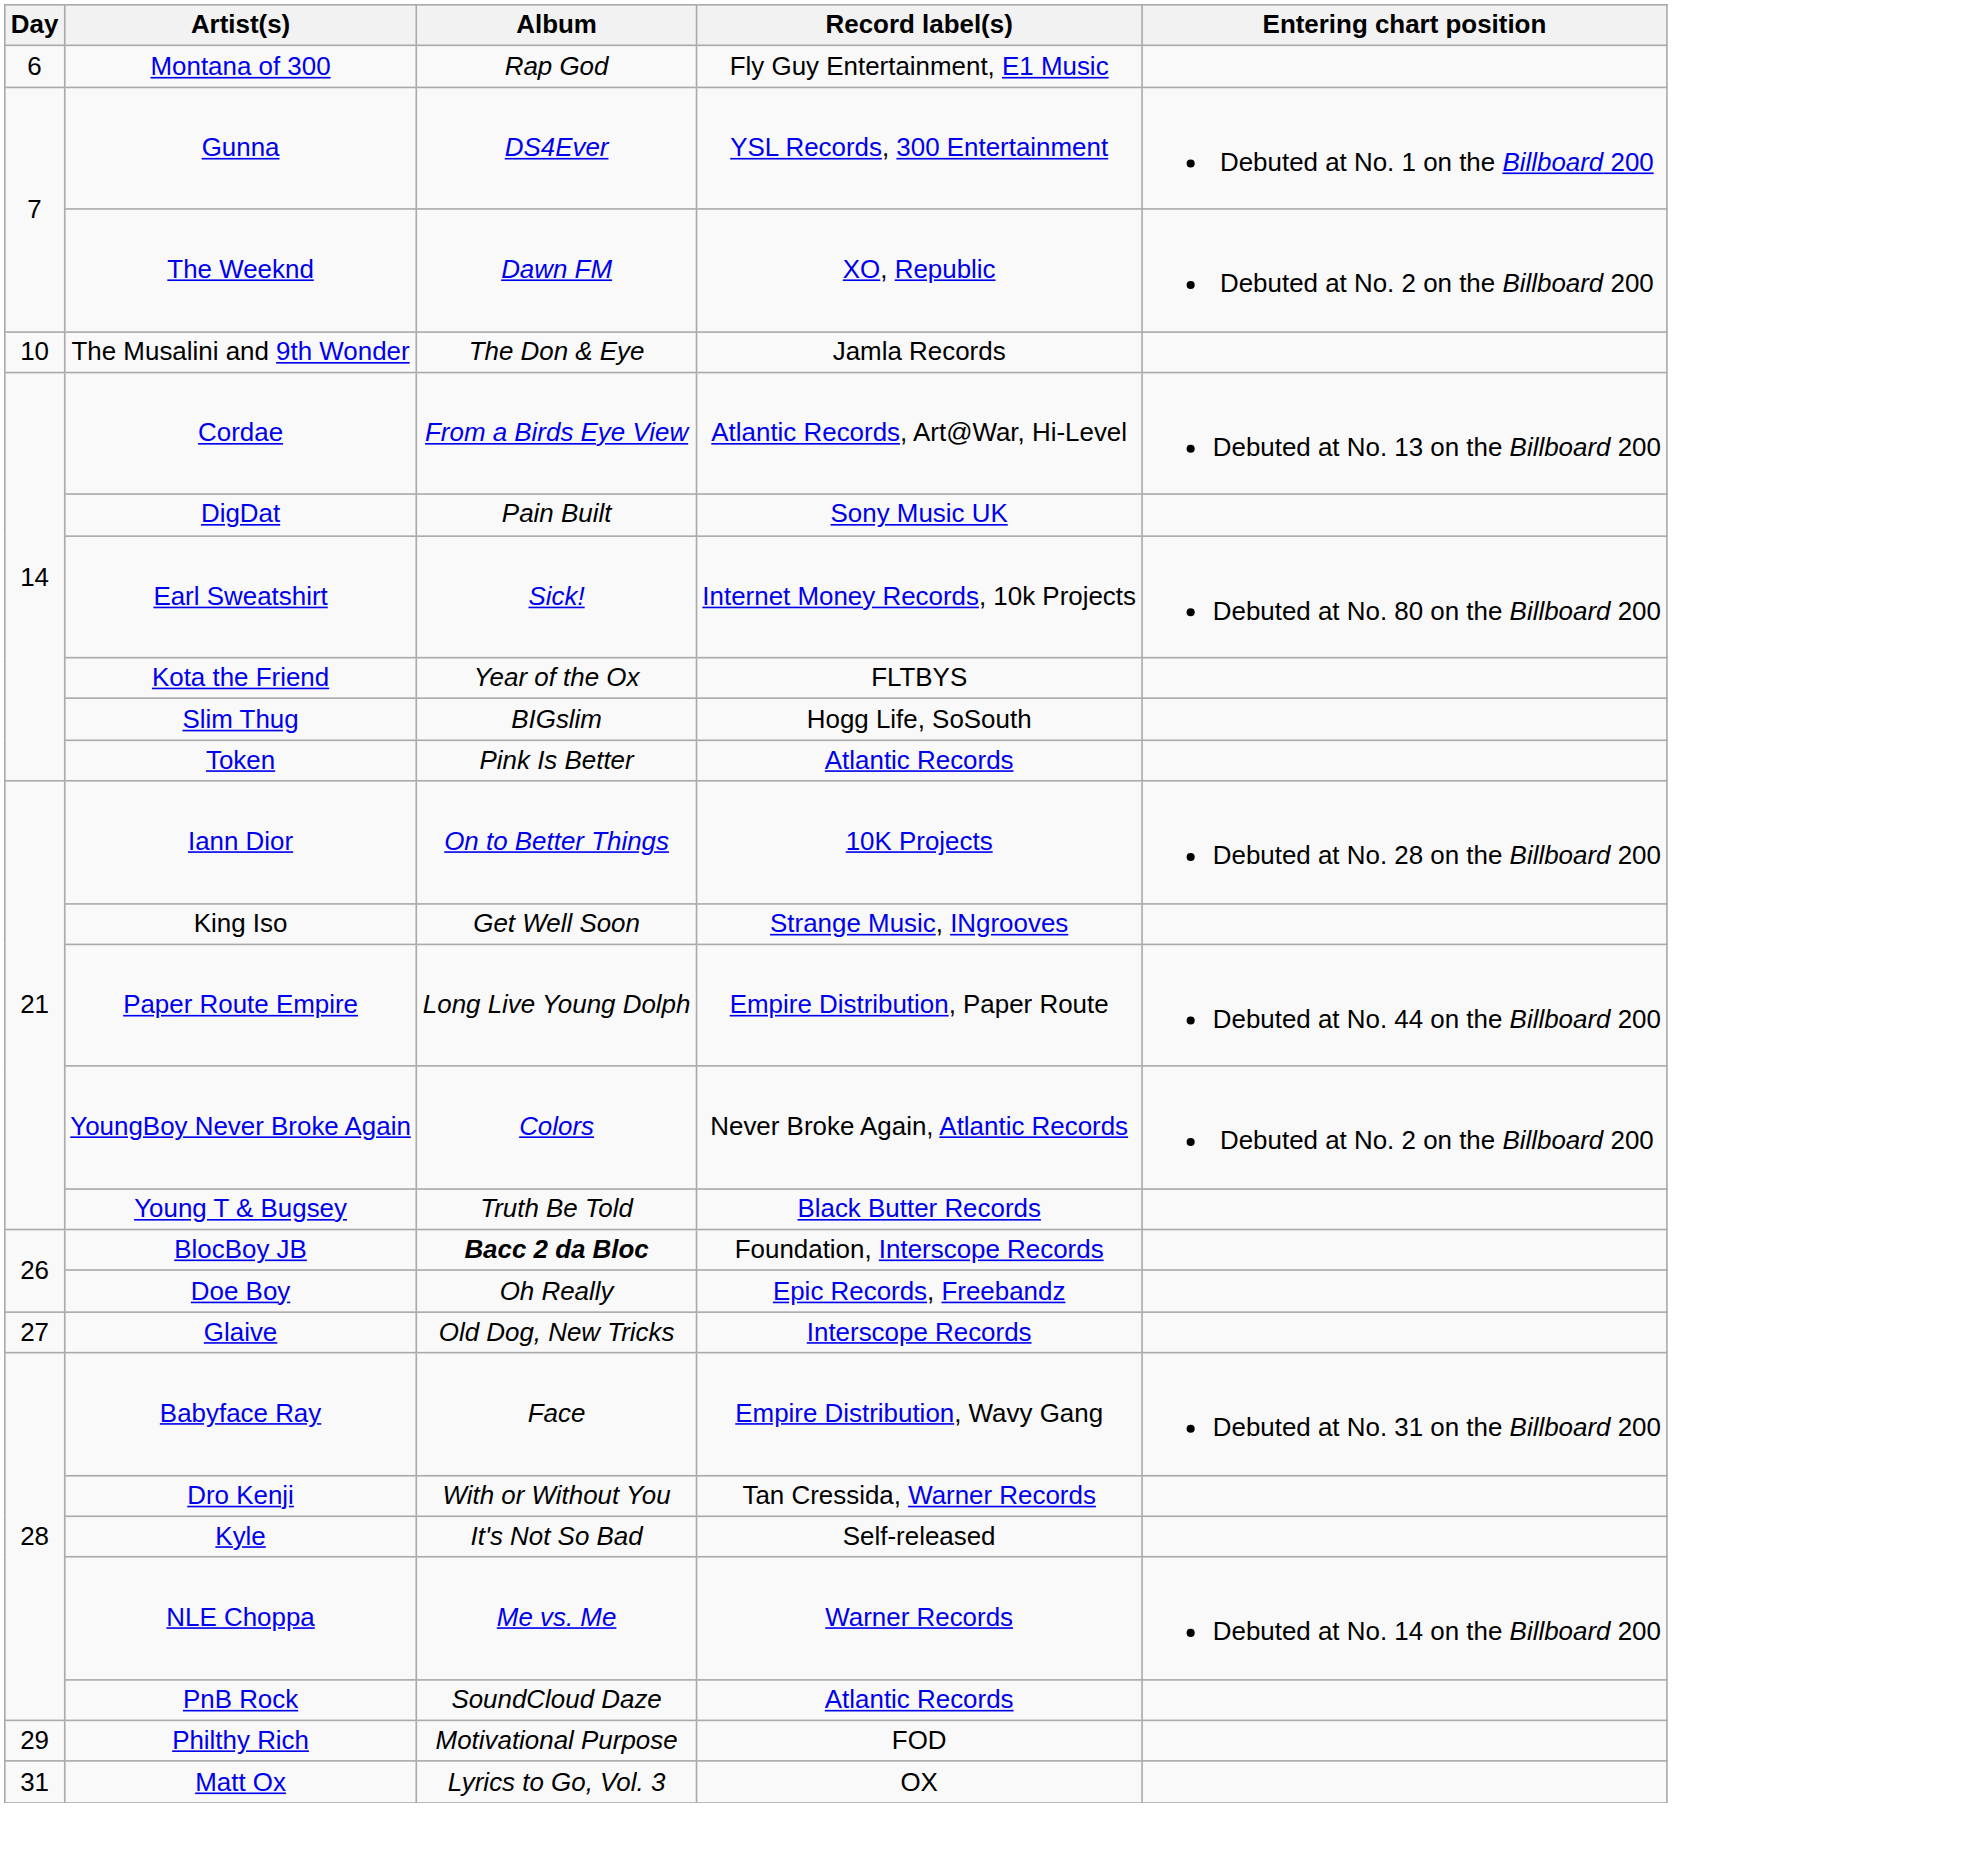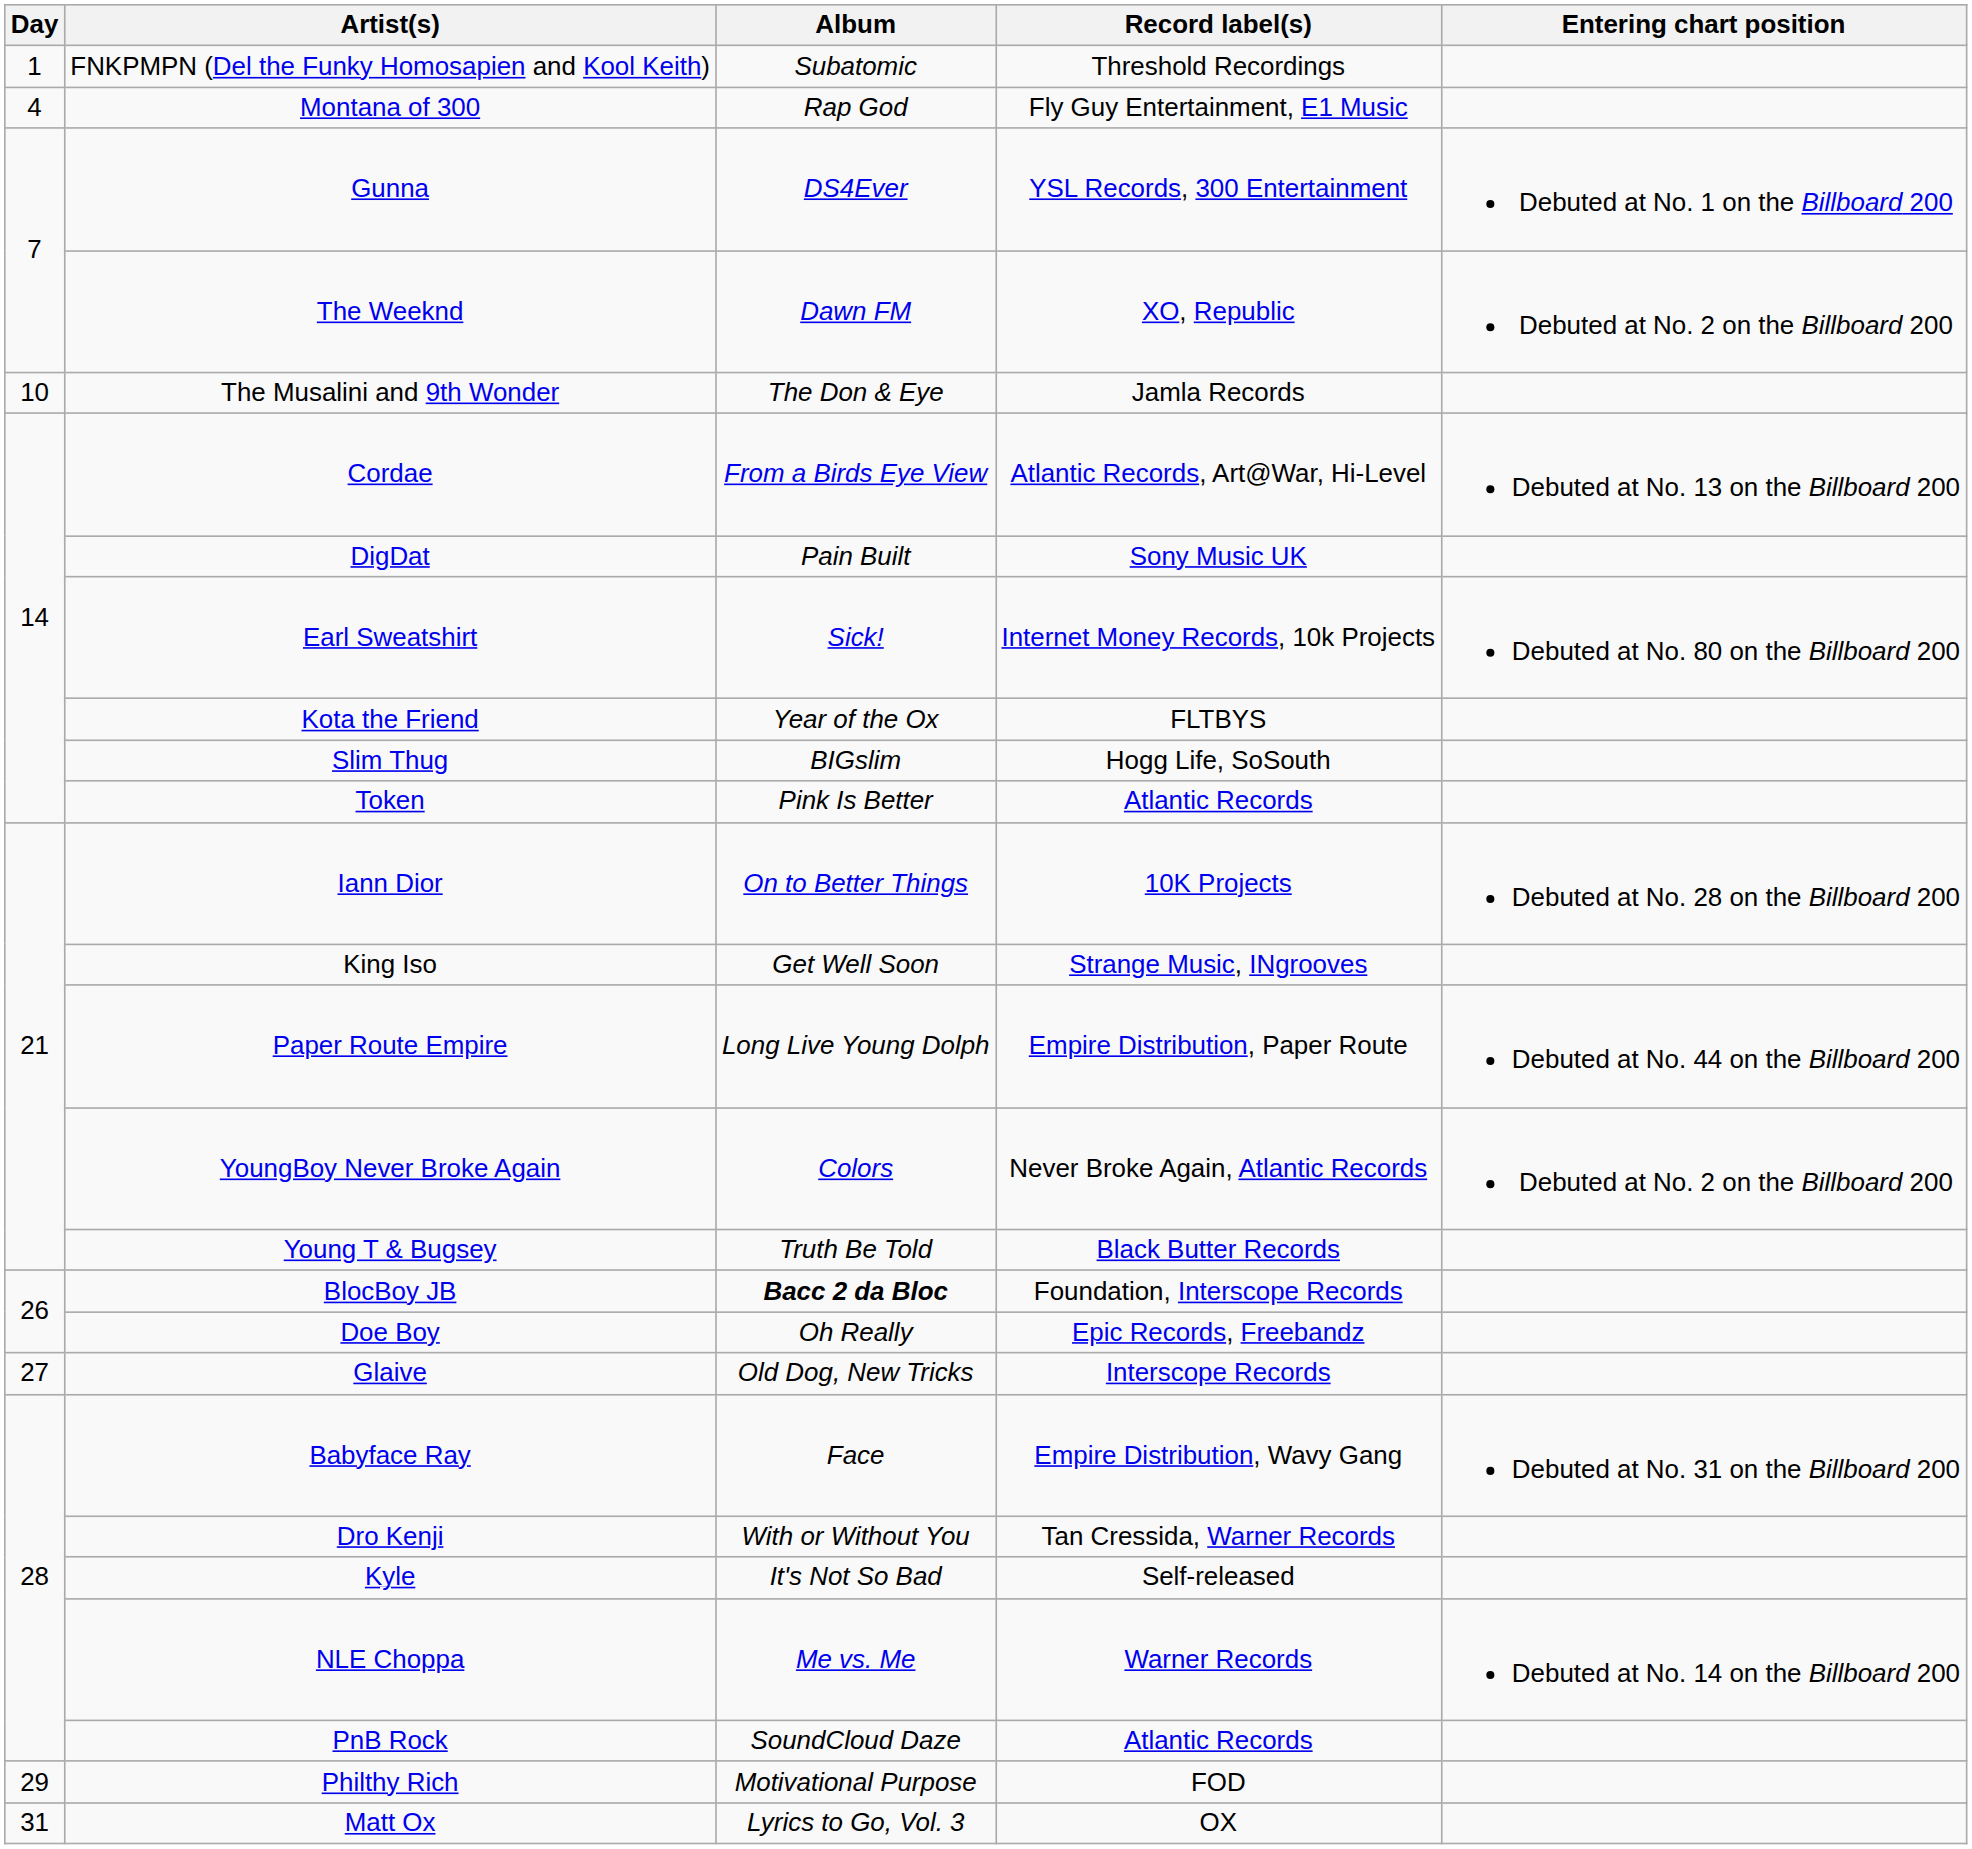+ row: (390, 66)
(35, 66) 6 -> (35, 107) 4
